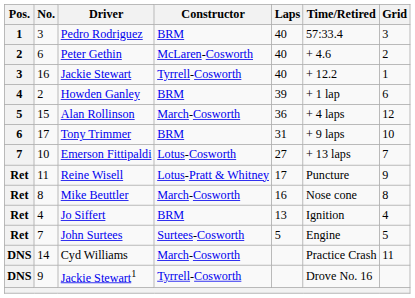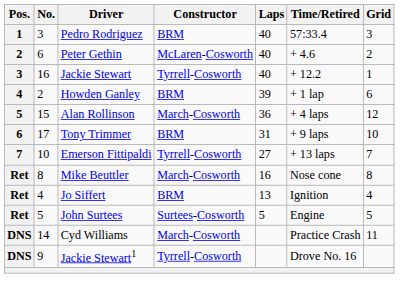(197, 155) Lotus-Cosworth -> (199, 155) Tyrrell-Cosworth
- row: (92, 175)
(40, 235) 7 -> (40, 215) 5
